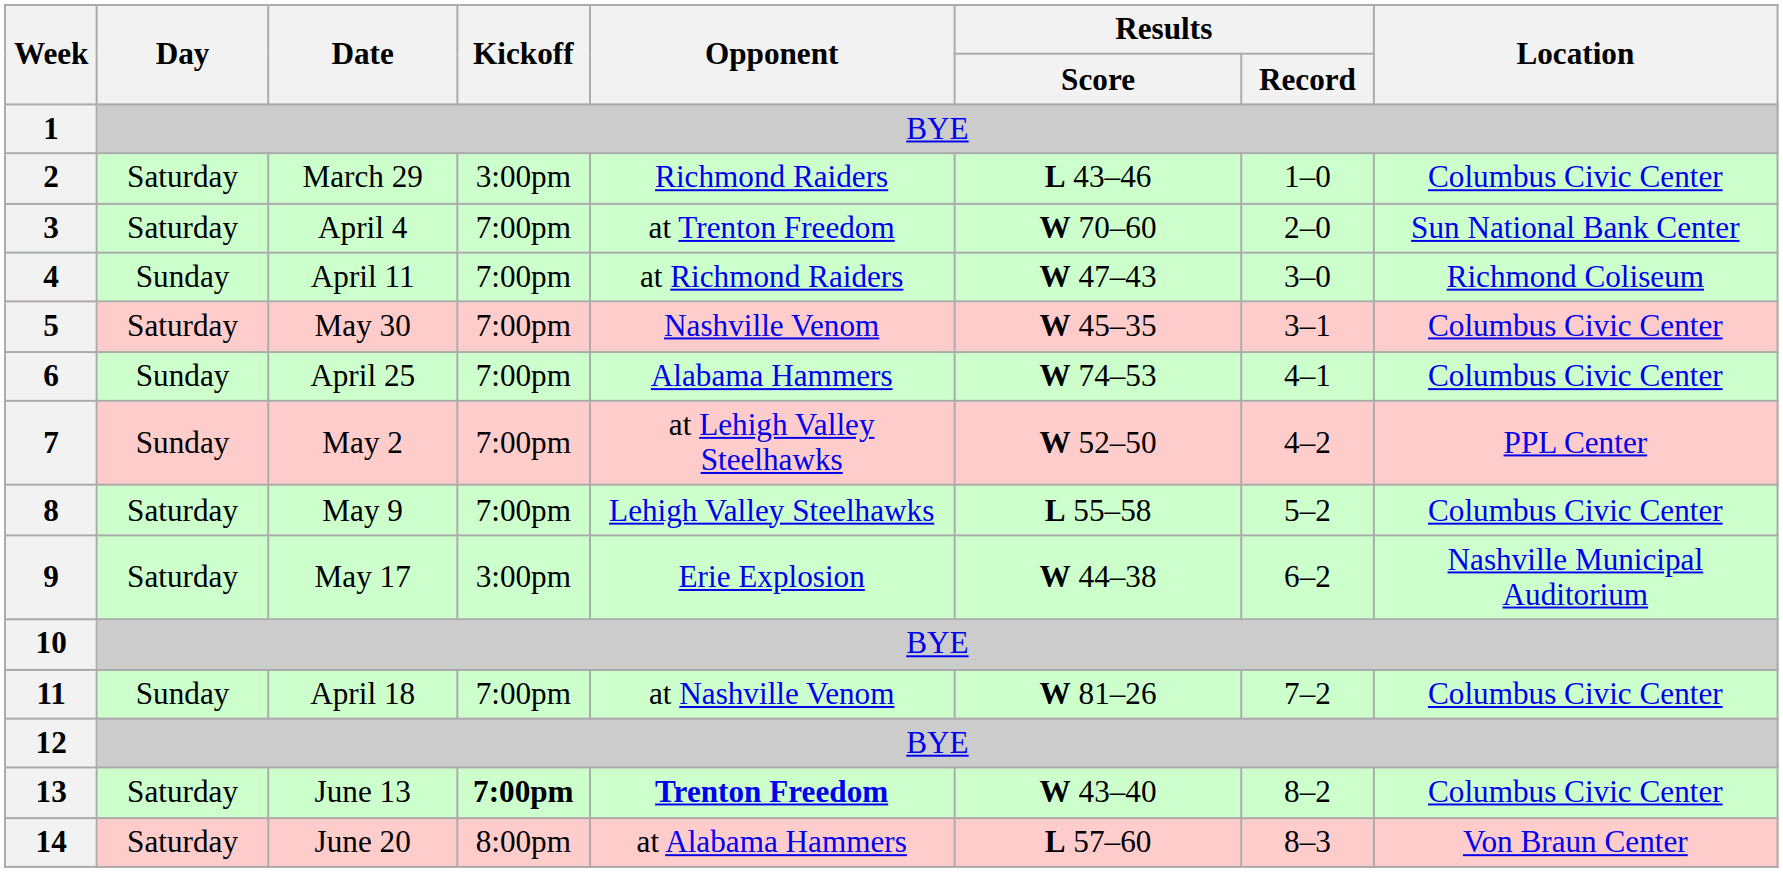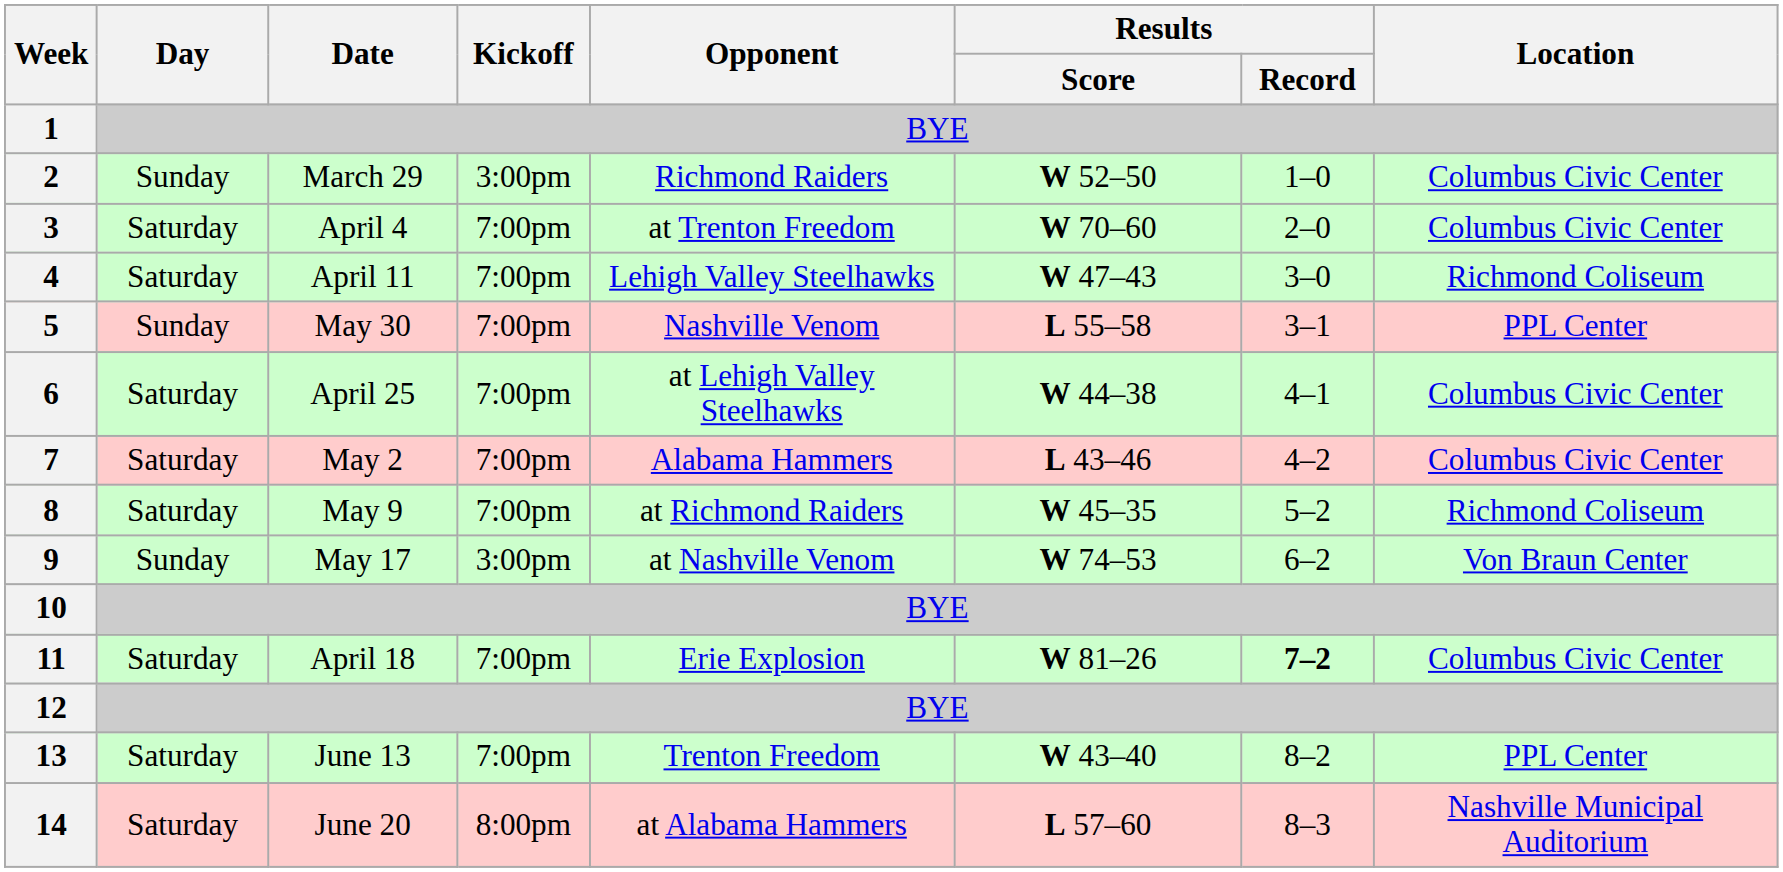(183, 177) Saturday -> (183, 177) Sunday
(1098, 177) L 43–46 -> (1098, 177) W 52–50
(1575, 227) Sun National Bank Center -> (1575, 227) Columbus Civic Center
(183, 276) Sunday -> (183, 276) Saturday
(772, 276) at Richmond Raiders -> (772, 276) Lehigh Valley Steelhawks
(183, 326) Saturday -> (183, 326) Sunday
(1098, 326) W 45–35 -> (1098, 326) L 55–58
(1575, 326) Columbus Civic Center -> (1575, 326) PPL Center
(183, 375) Sunday -> (183, 393) Saturday
(772, 375) Alabama Hammers -> (772, 393) at Lehigh Valley Steelhawks
(1098, 375) W 74–53 -> (1098, 393) W 44–38
(183, 442) Sunday -> (183, 460) Saturday
(772, 442) at Lehigh Valley Steelhawks -> (772, 460) Alabama Hammers
(1098, 442) W 52–50 -> (1098, 460) L 43–46
(1575, 442) PPL Center -> (1575, 460) Columbus Civic Center
(772, 509) Lehigh Valley Steelhawks -> (772, 509) at Richmond Raiders
(1098, 509) L 55–58 -> (1098, 509) W 45–35
(1575, 509) Columbus Civic Center -> (1575, 509) Richmond Coliseum
(183, 576) Saturday -> (183, 559) Sunday
(772, 576) Erie Explosion -> (772, 559) at Nashville Venom
(1098, 576) W 44–38 -> (1098, 559) W 74–53
(1575, 576) Nashville Municipal Auditorium -> (1575, 559) Von Braun Center
(183, 693) Sunday -> (183, 658) Saturday
(772, 693) at Nashville Venom -> (772, 658) Erie Explosion
(1307, 693) normal -> (1307, 658) bold
(523, 792) bold -> (523, 757) normal
(772, 792) bold -> (772, 757) normal
(1575, 792) Columbus Civic Center -> (1575, 757) PPL Center
(1575, 841) Von Braun Center -> (1575, 824) Nashville Municipal Auditorium
